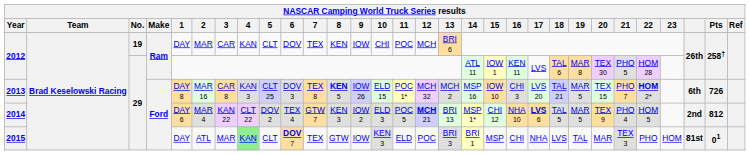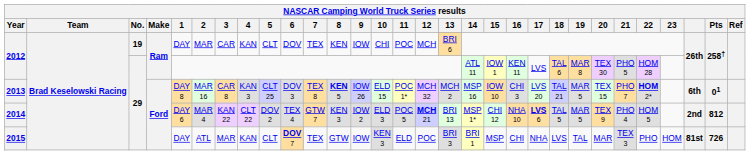(716, 91) 726 -> (716, 91) 01
(248, 138) lightgreen background -> (248, 138) no background
(716, 138) 01 -> (716, 138) 726
